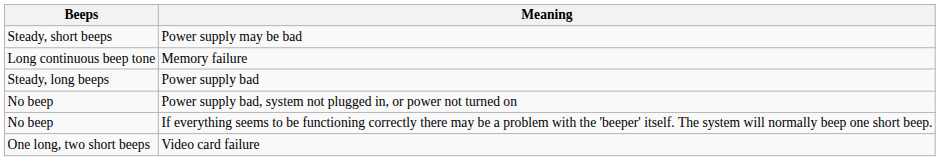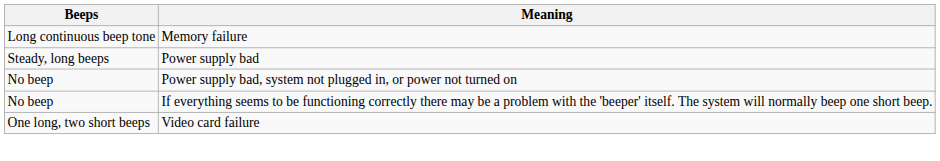- row: (232, 36)
